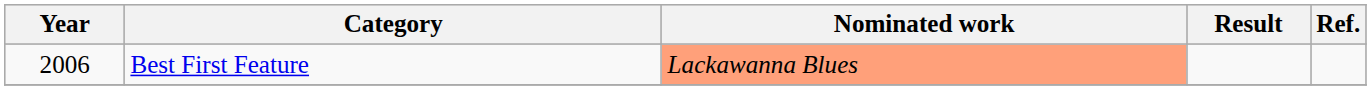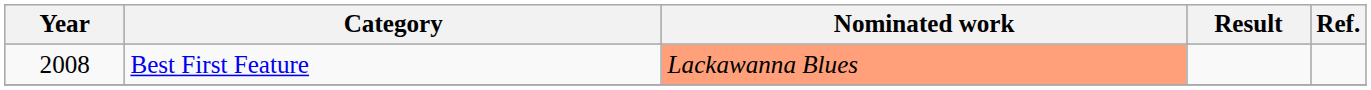(65, 64) 2006 -> (65, 64) 2008
